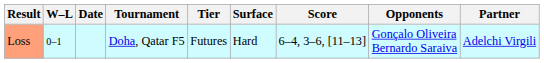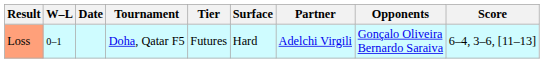columns swapped: (499, 13) <-> (322, 13)
